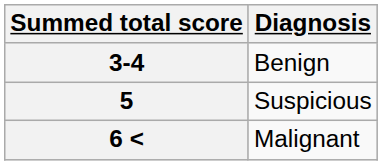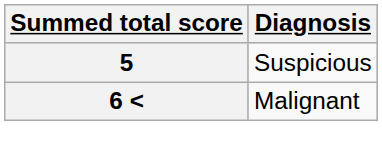- row: (127, 62)
